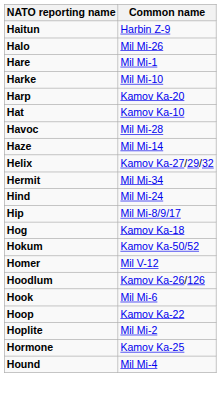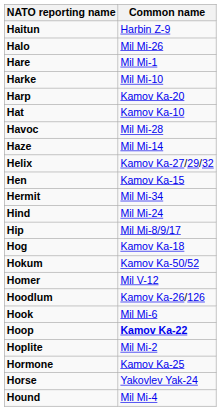+ row: (17, 180)
(152, 314) normal -> (154, 331) bold
+ row: (22, 381)
